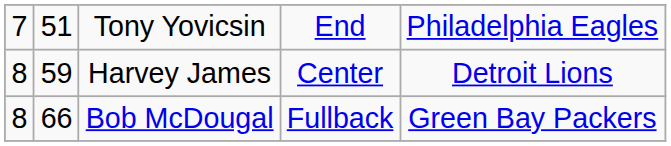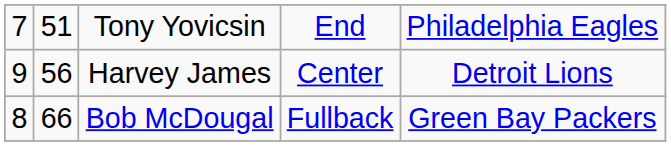(19, 72) 8 -> (19, 72) 9
(57, 72) 59 -> (57, 72) 56
